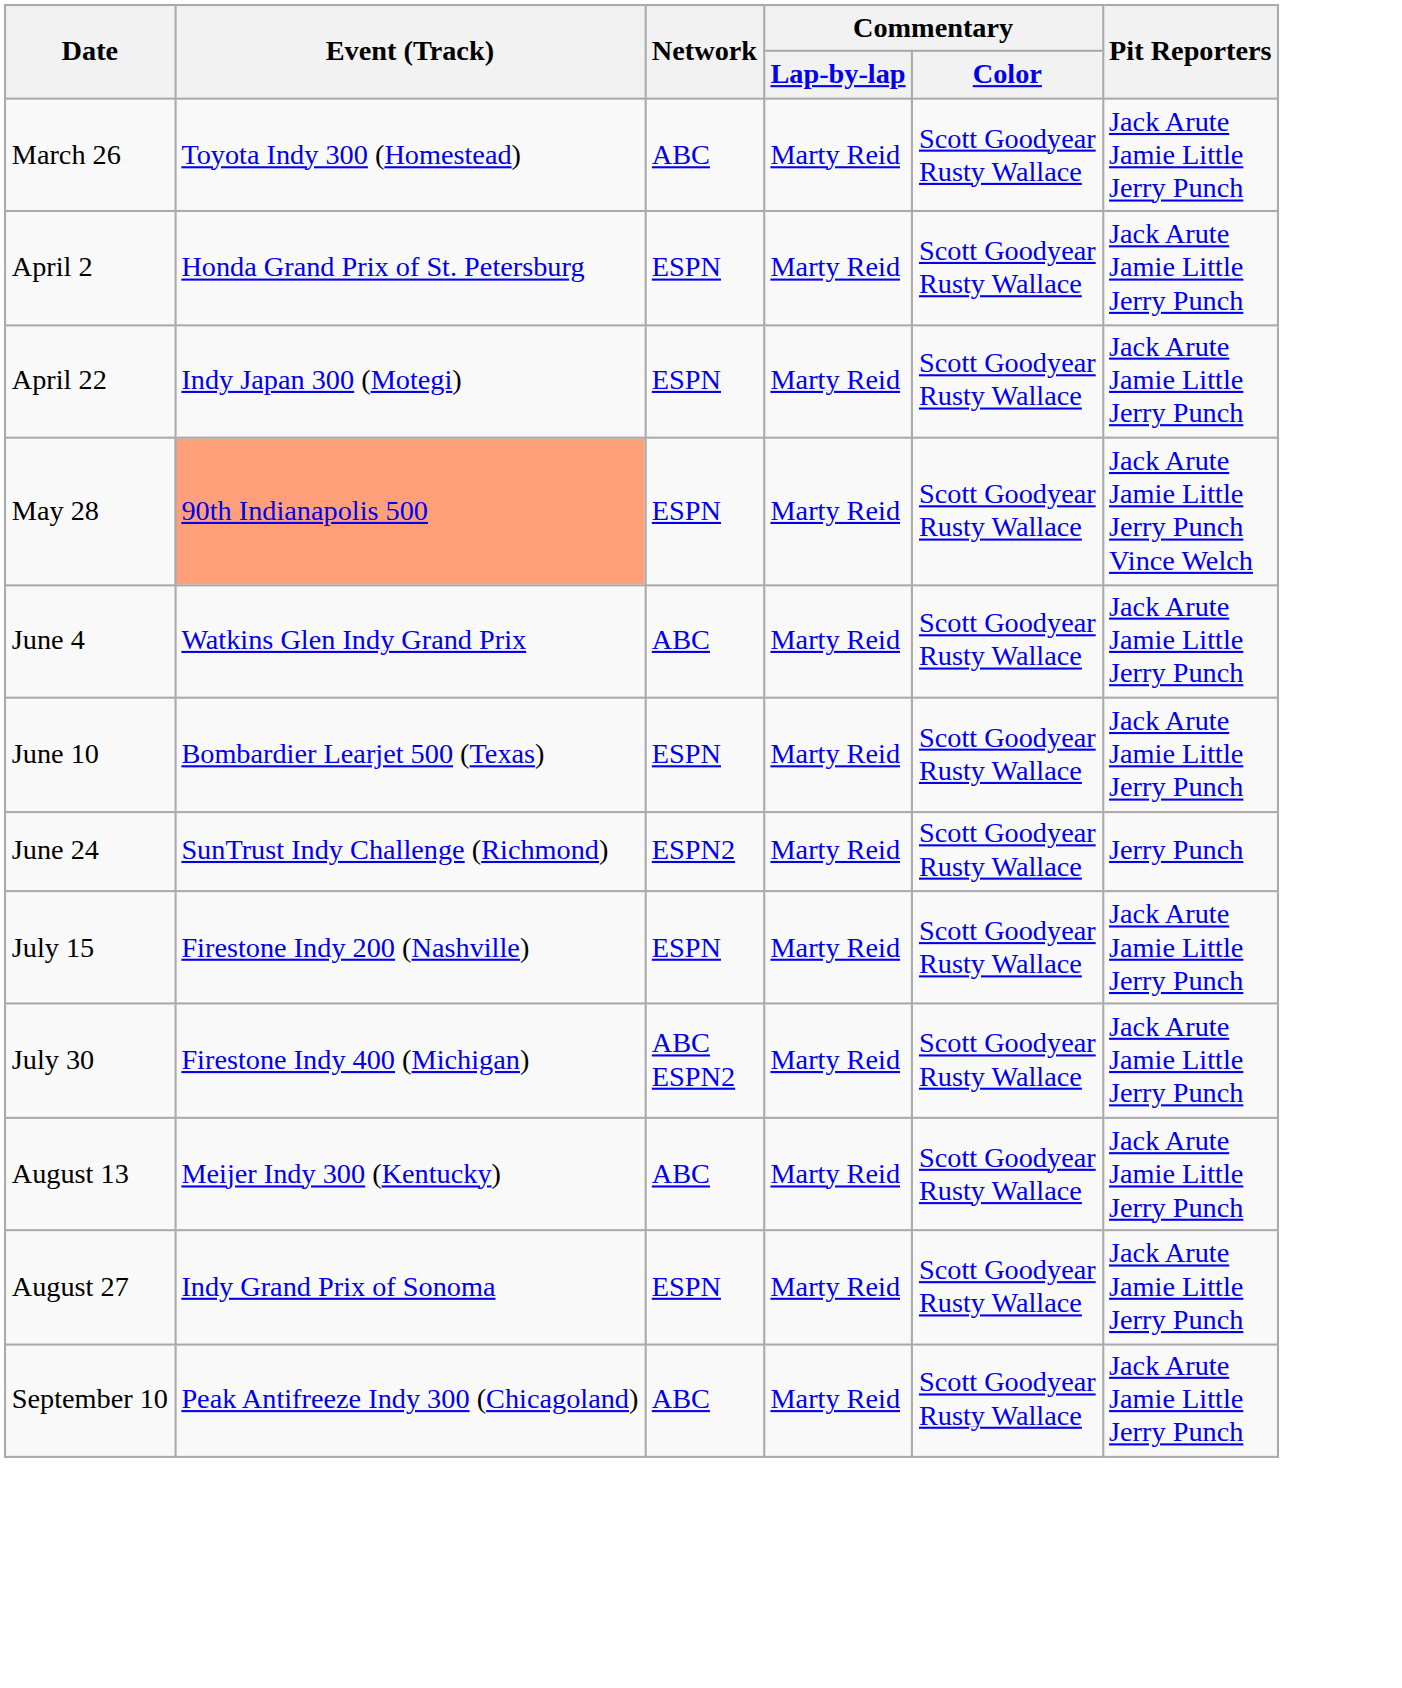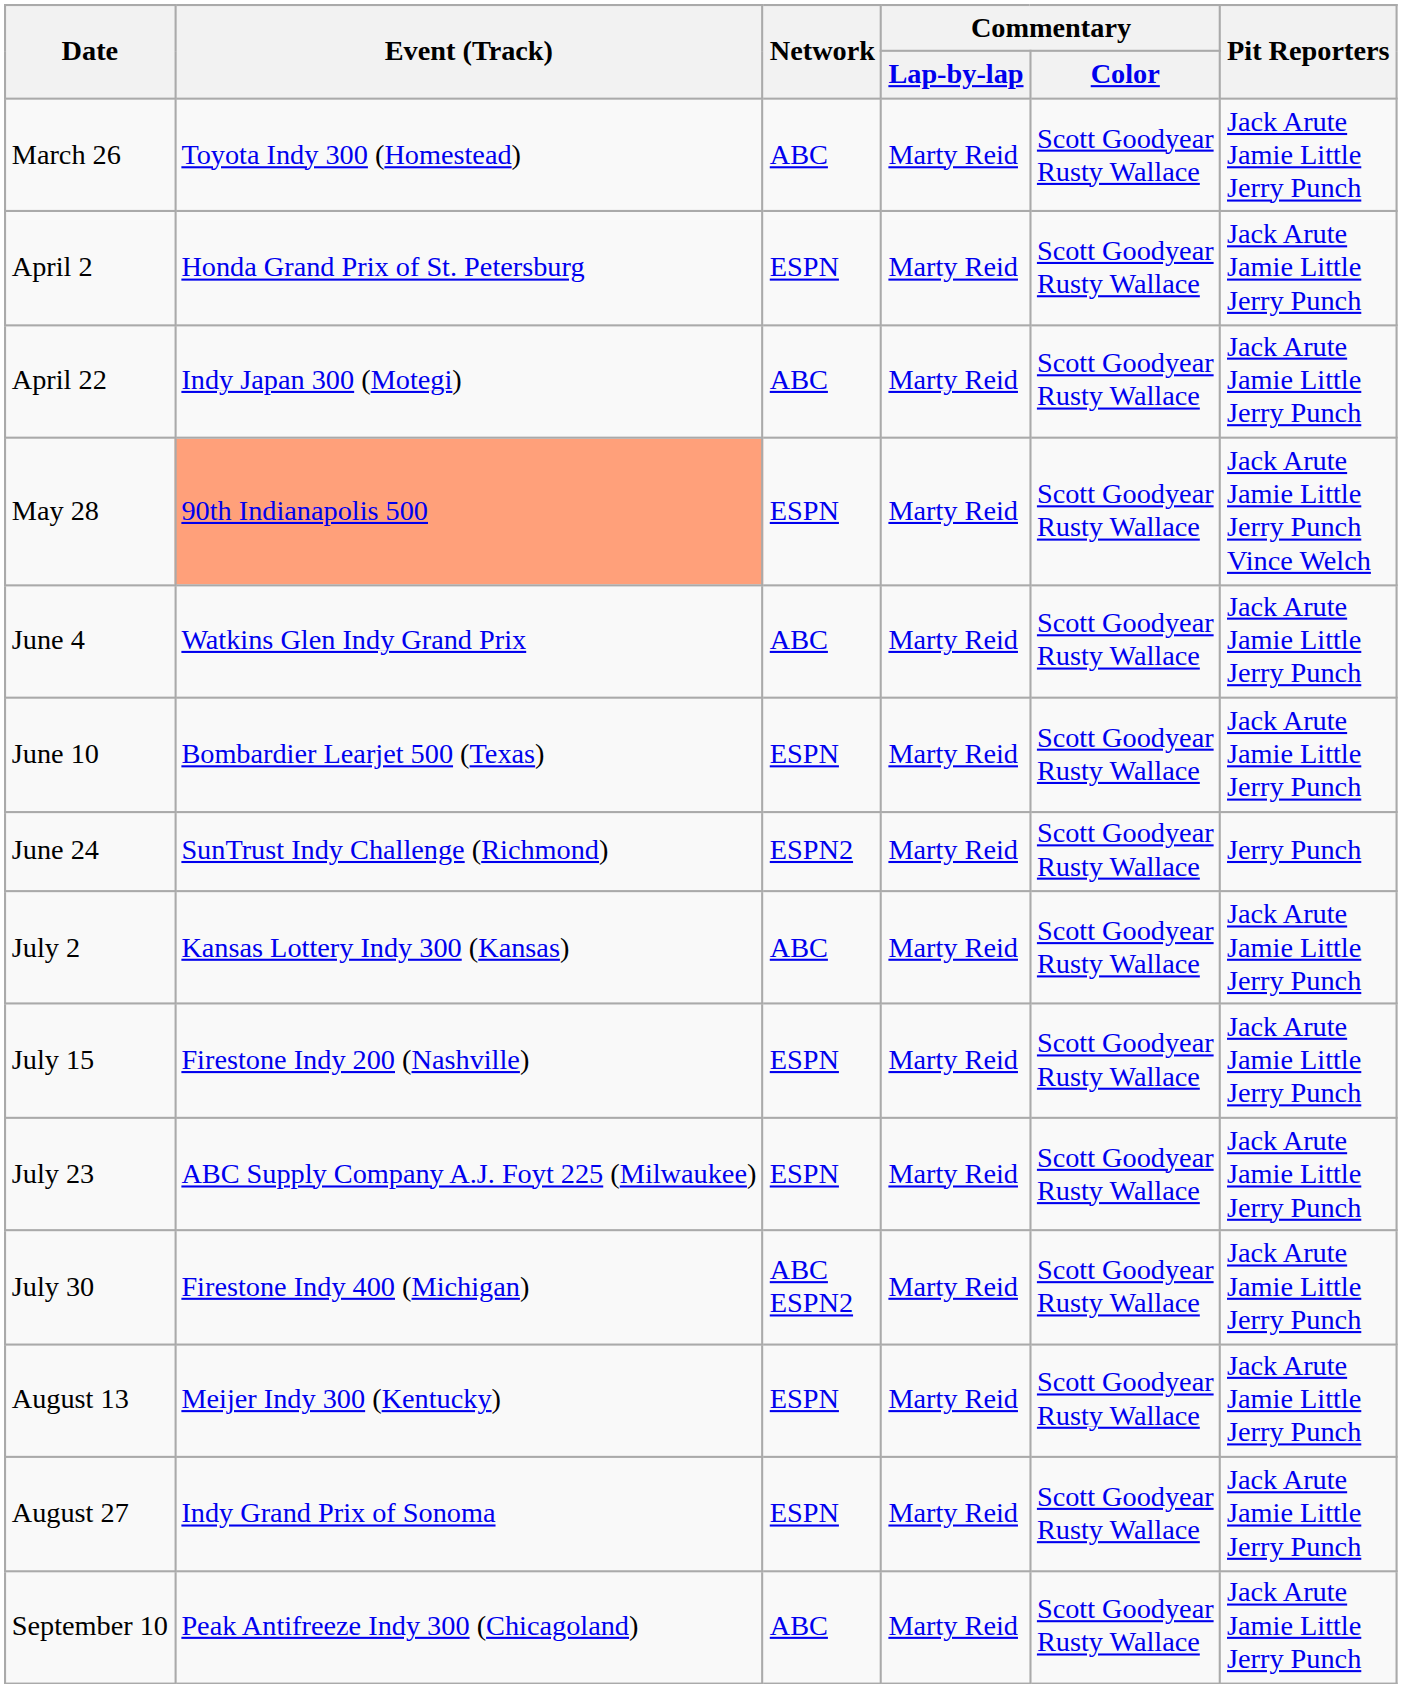(686, 380) ESPN -> (799, 380) ABC
+ row: (46, 946)
+ row: (53, 1173)
(681, 1173) ABC -> (804, 1399) ESPN
